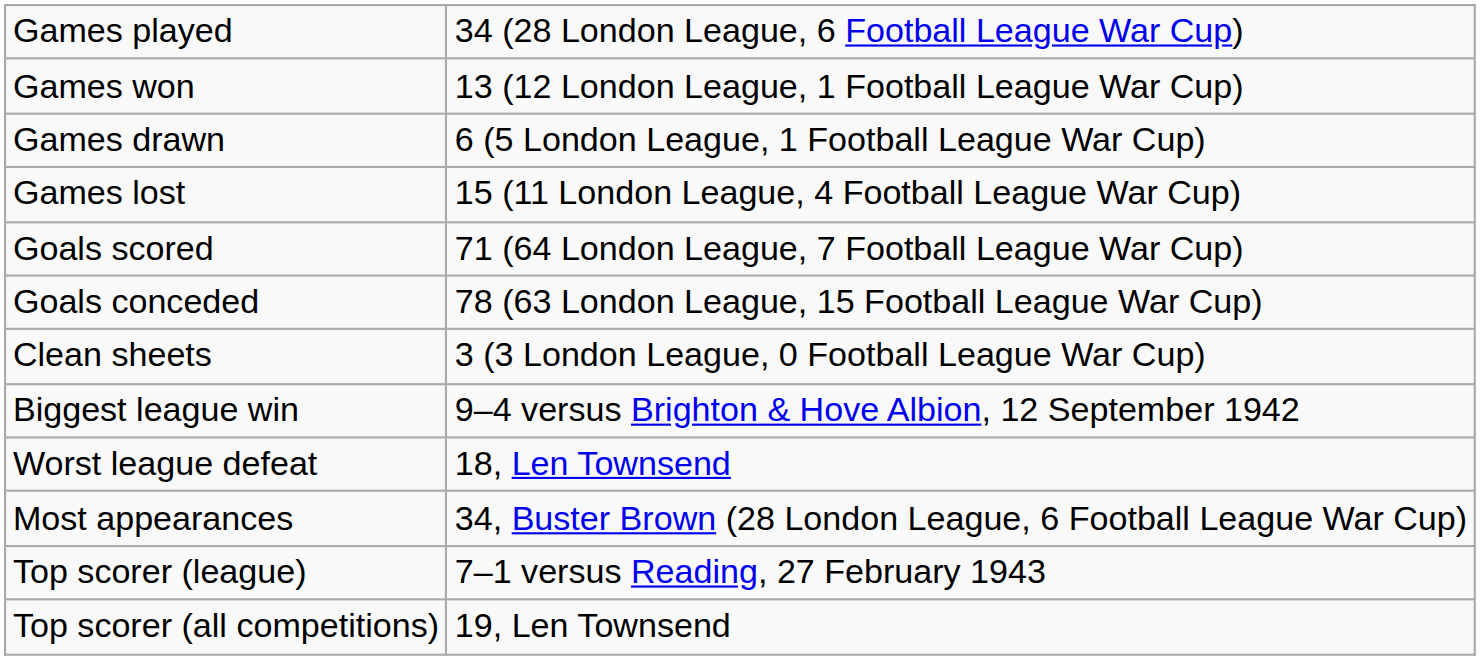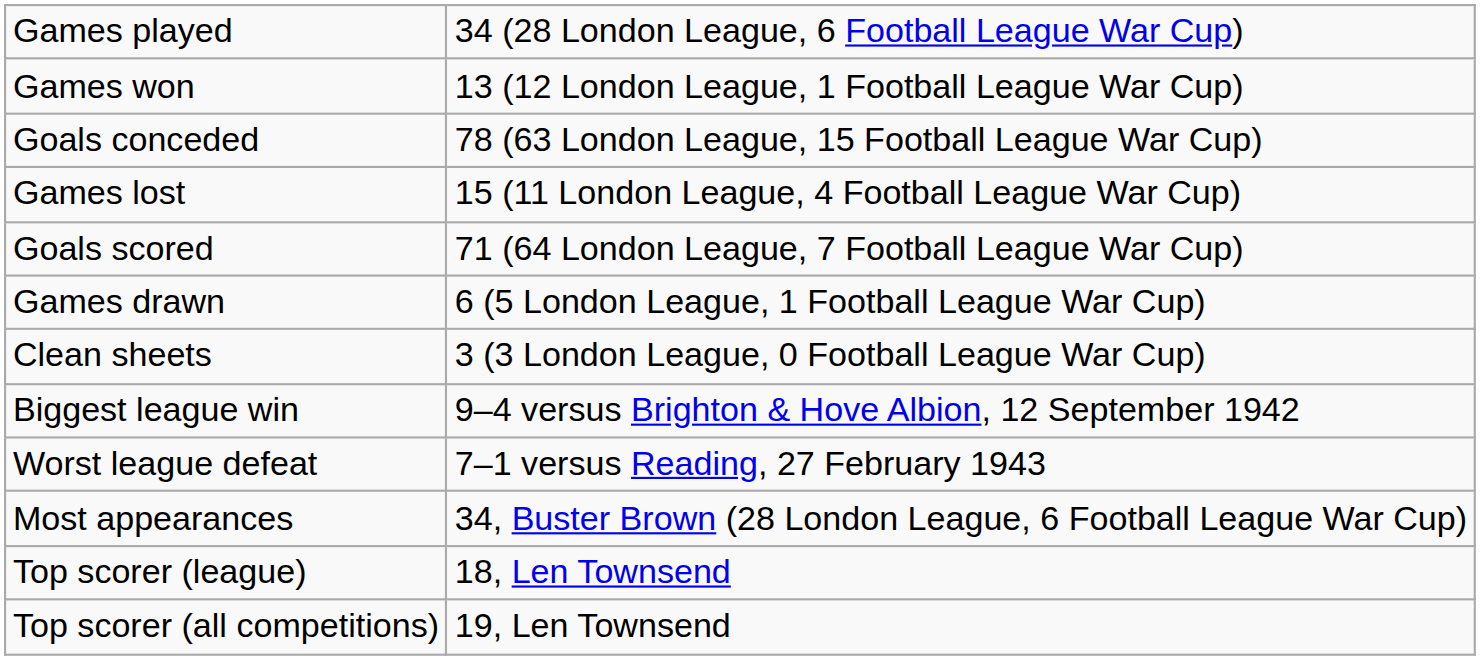rows swapped: (119, 139) <-> (136, 301)
(593, 463) 18, Len Townsend -> (750, 463) 7–1 versus Reading, 27 February 1943
(750, 572) 7–1 versus Reading, 27 February 1943 -> (593, 572) 18, Len Townsend
